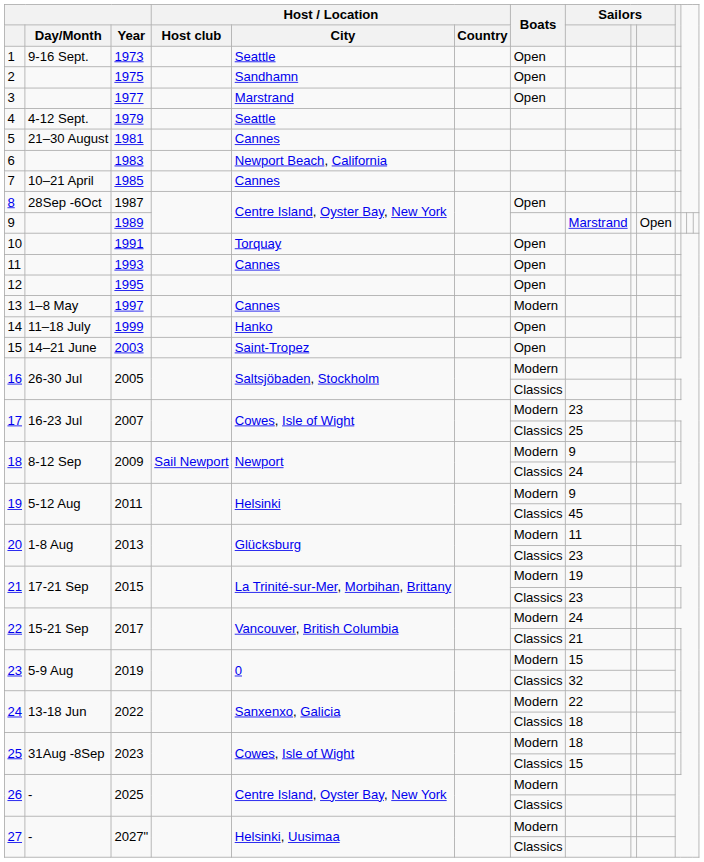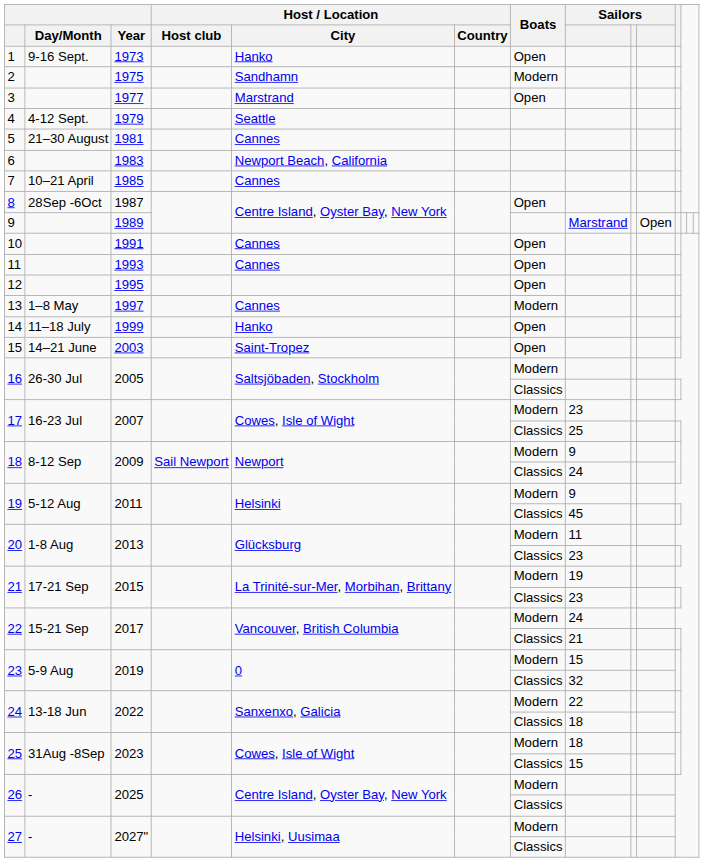(255, 56) Seattle -> (254, 56) Hanko
(530, 77) Open -> (536, 77) Modern
(258, 243) Torquay -> (257, 243) Cannes
